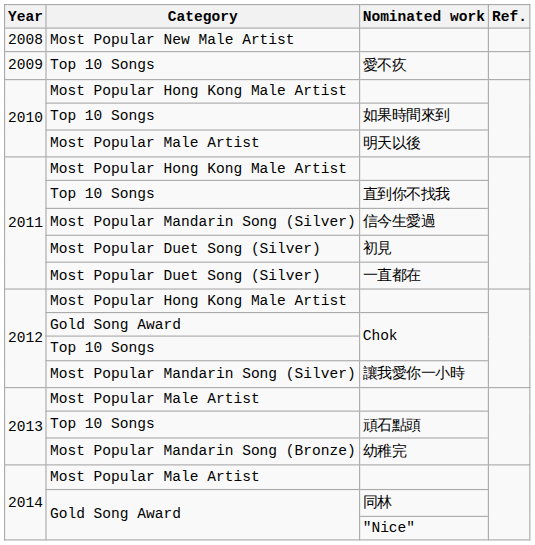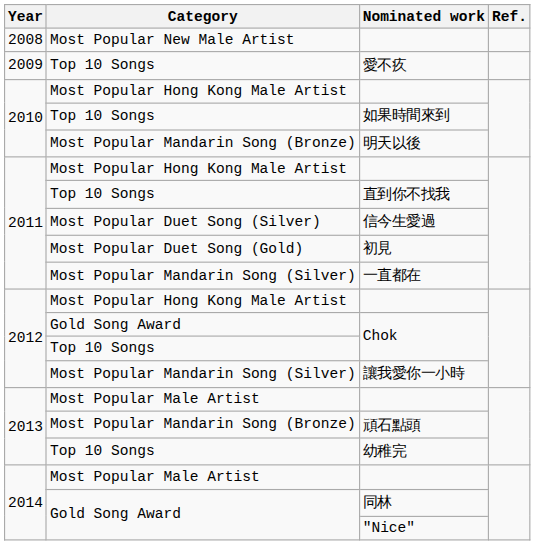(155, 143) Most Popular Male Artist -> (203, 143) Most Popular Mandarin Song (Bronze)
(203, 221) Most Popular Mandarin Song (Silver) -> (185, 221) Most Popular Duet Song (Silver)
(185, 248) Most Popular Duet Song (Silver) -> (177, 248) Most Popular Duet Song (Gold)
(185, 276) Most Popular Duet Song (Silver) -> (203, 276) Most Popular Mandarin Song (Silver)
(102, 425) Top 10 Songs -> (203, 425) Most Popular Mandarin Song (Bronze)
(203, 452) Most Popular Mandarin Song (Bronze) -> (102, 452) Top 10 Songs
